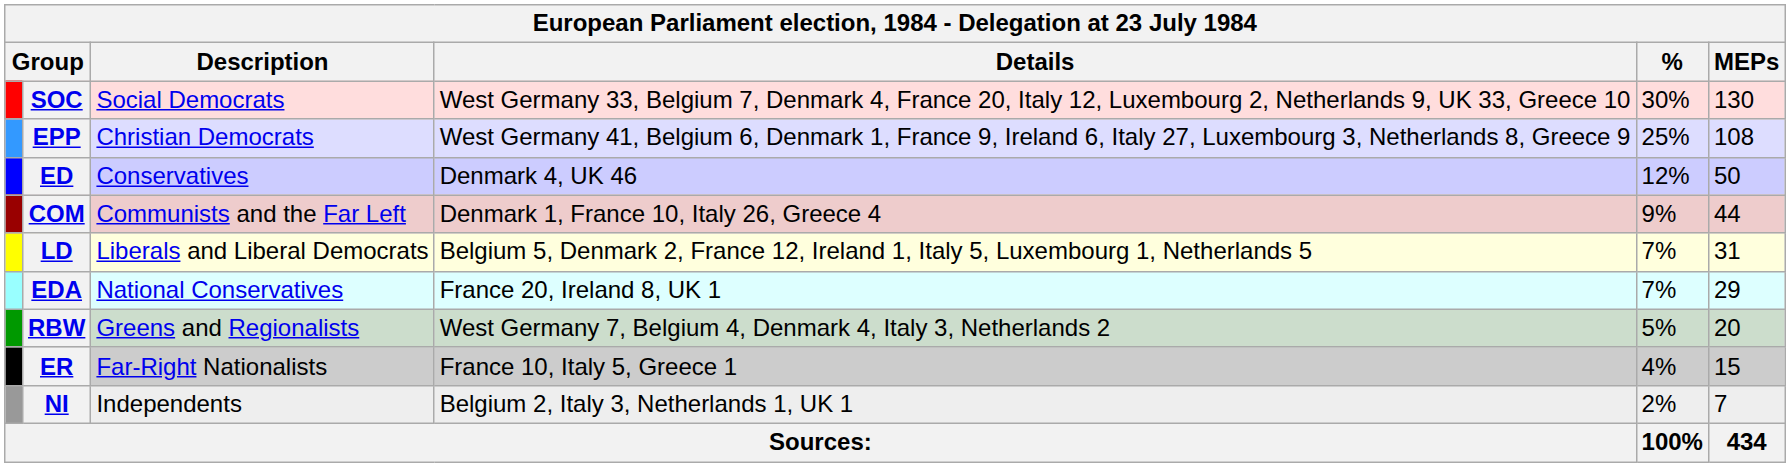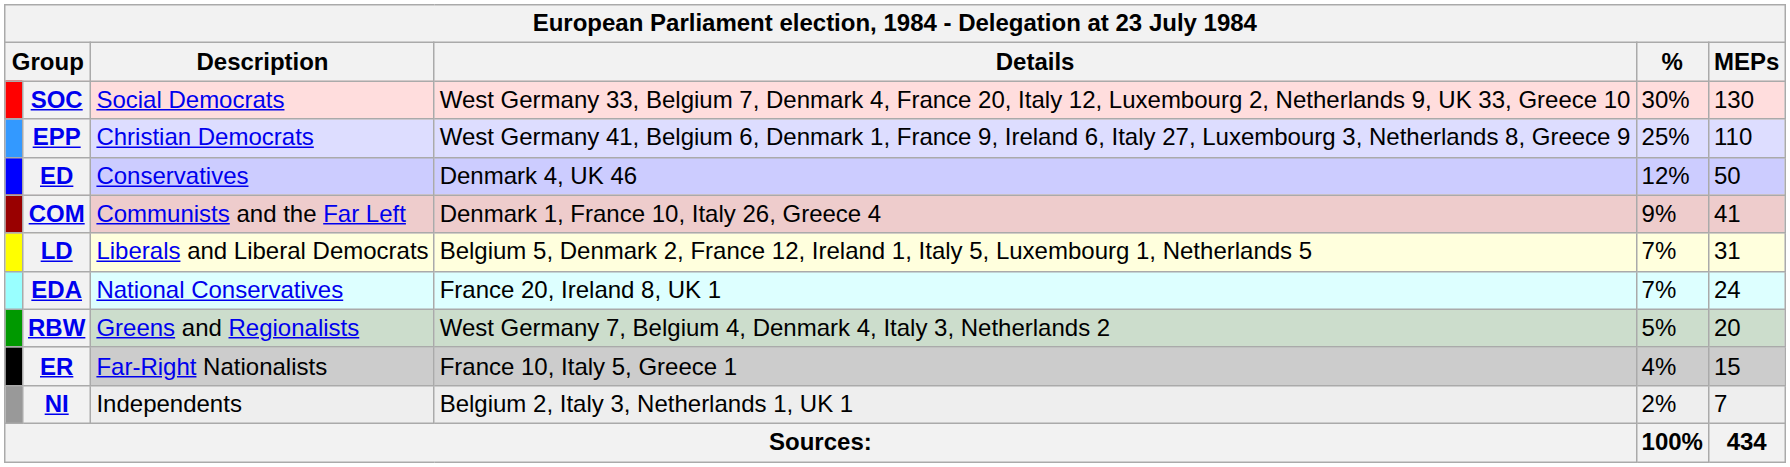(1734, 137) 108 -> (1733, 137) 110
(1727, 213) 44 -> (1727, 213) 41
(1727, 289) 29 -> (1727, 289) 24
